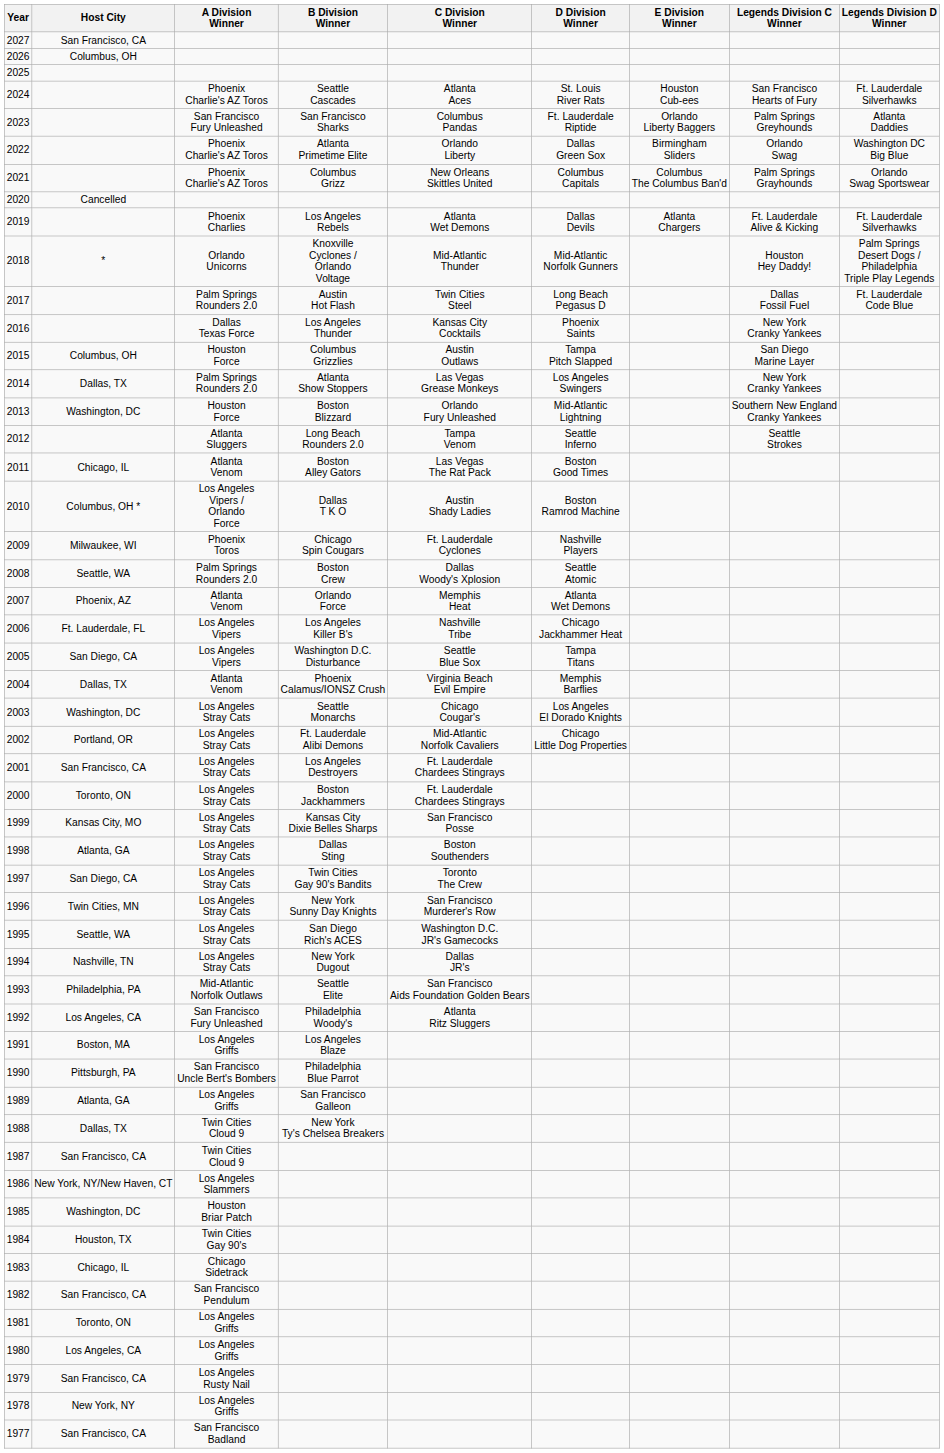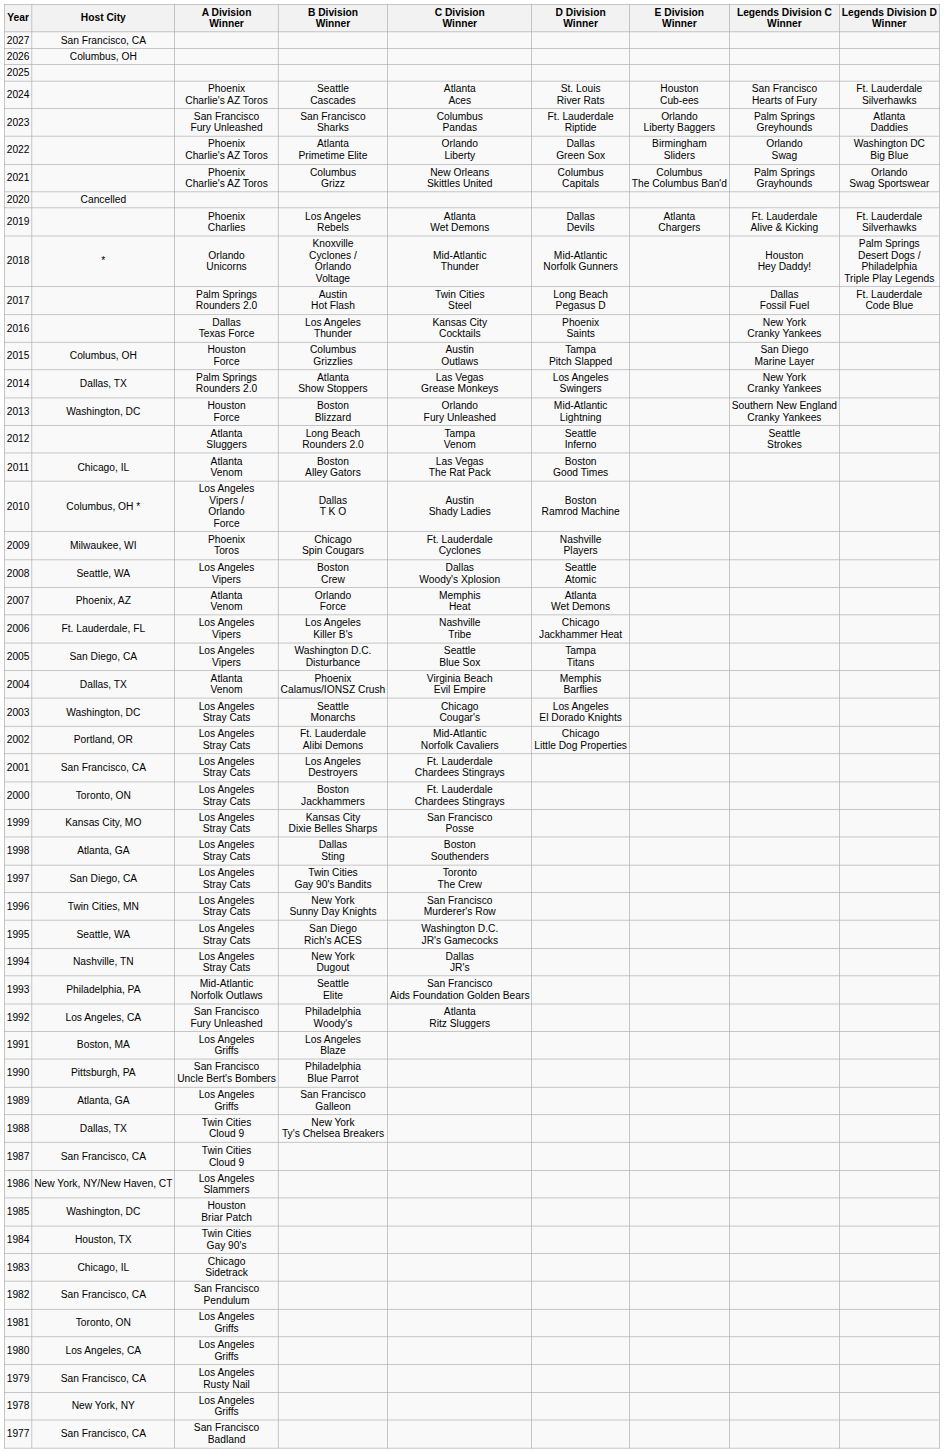(227, 573) Palm Springs Rounders 2.0 -> (227, 573) Los Angeles Vipers
